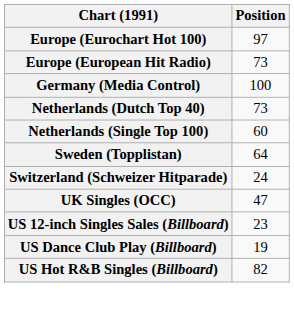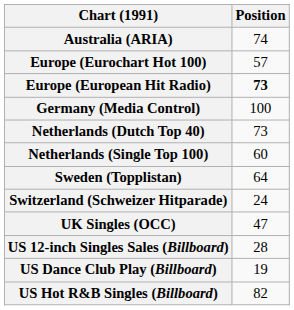+ row: (118, 39)
(260, 39) 97 -> (260, 62) 57
(260, 62) normal -> (260, 85) bold
(260, 223) 23 -> (260, 246) 28
